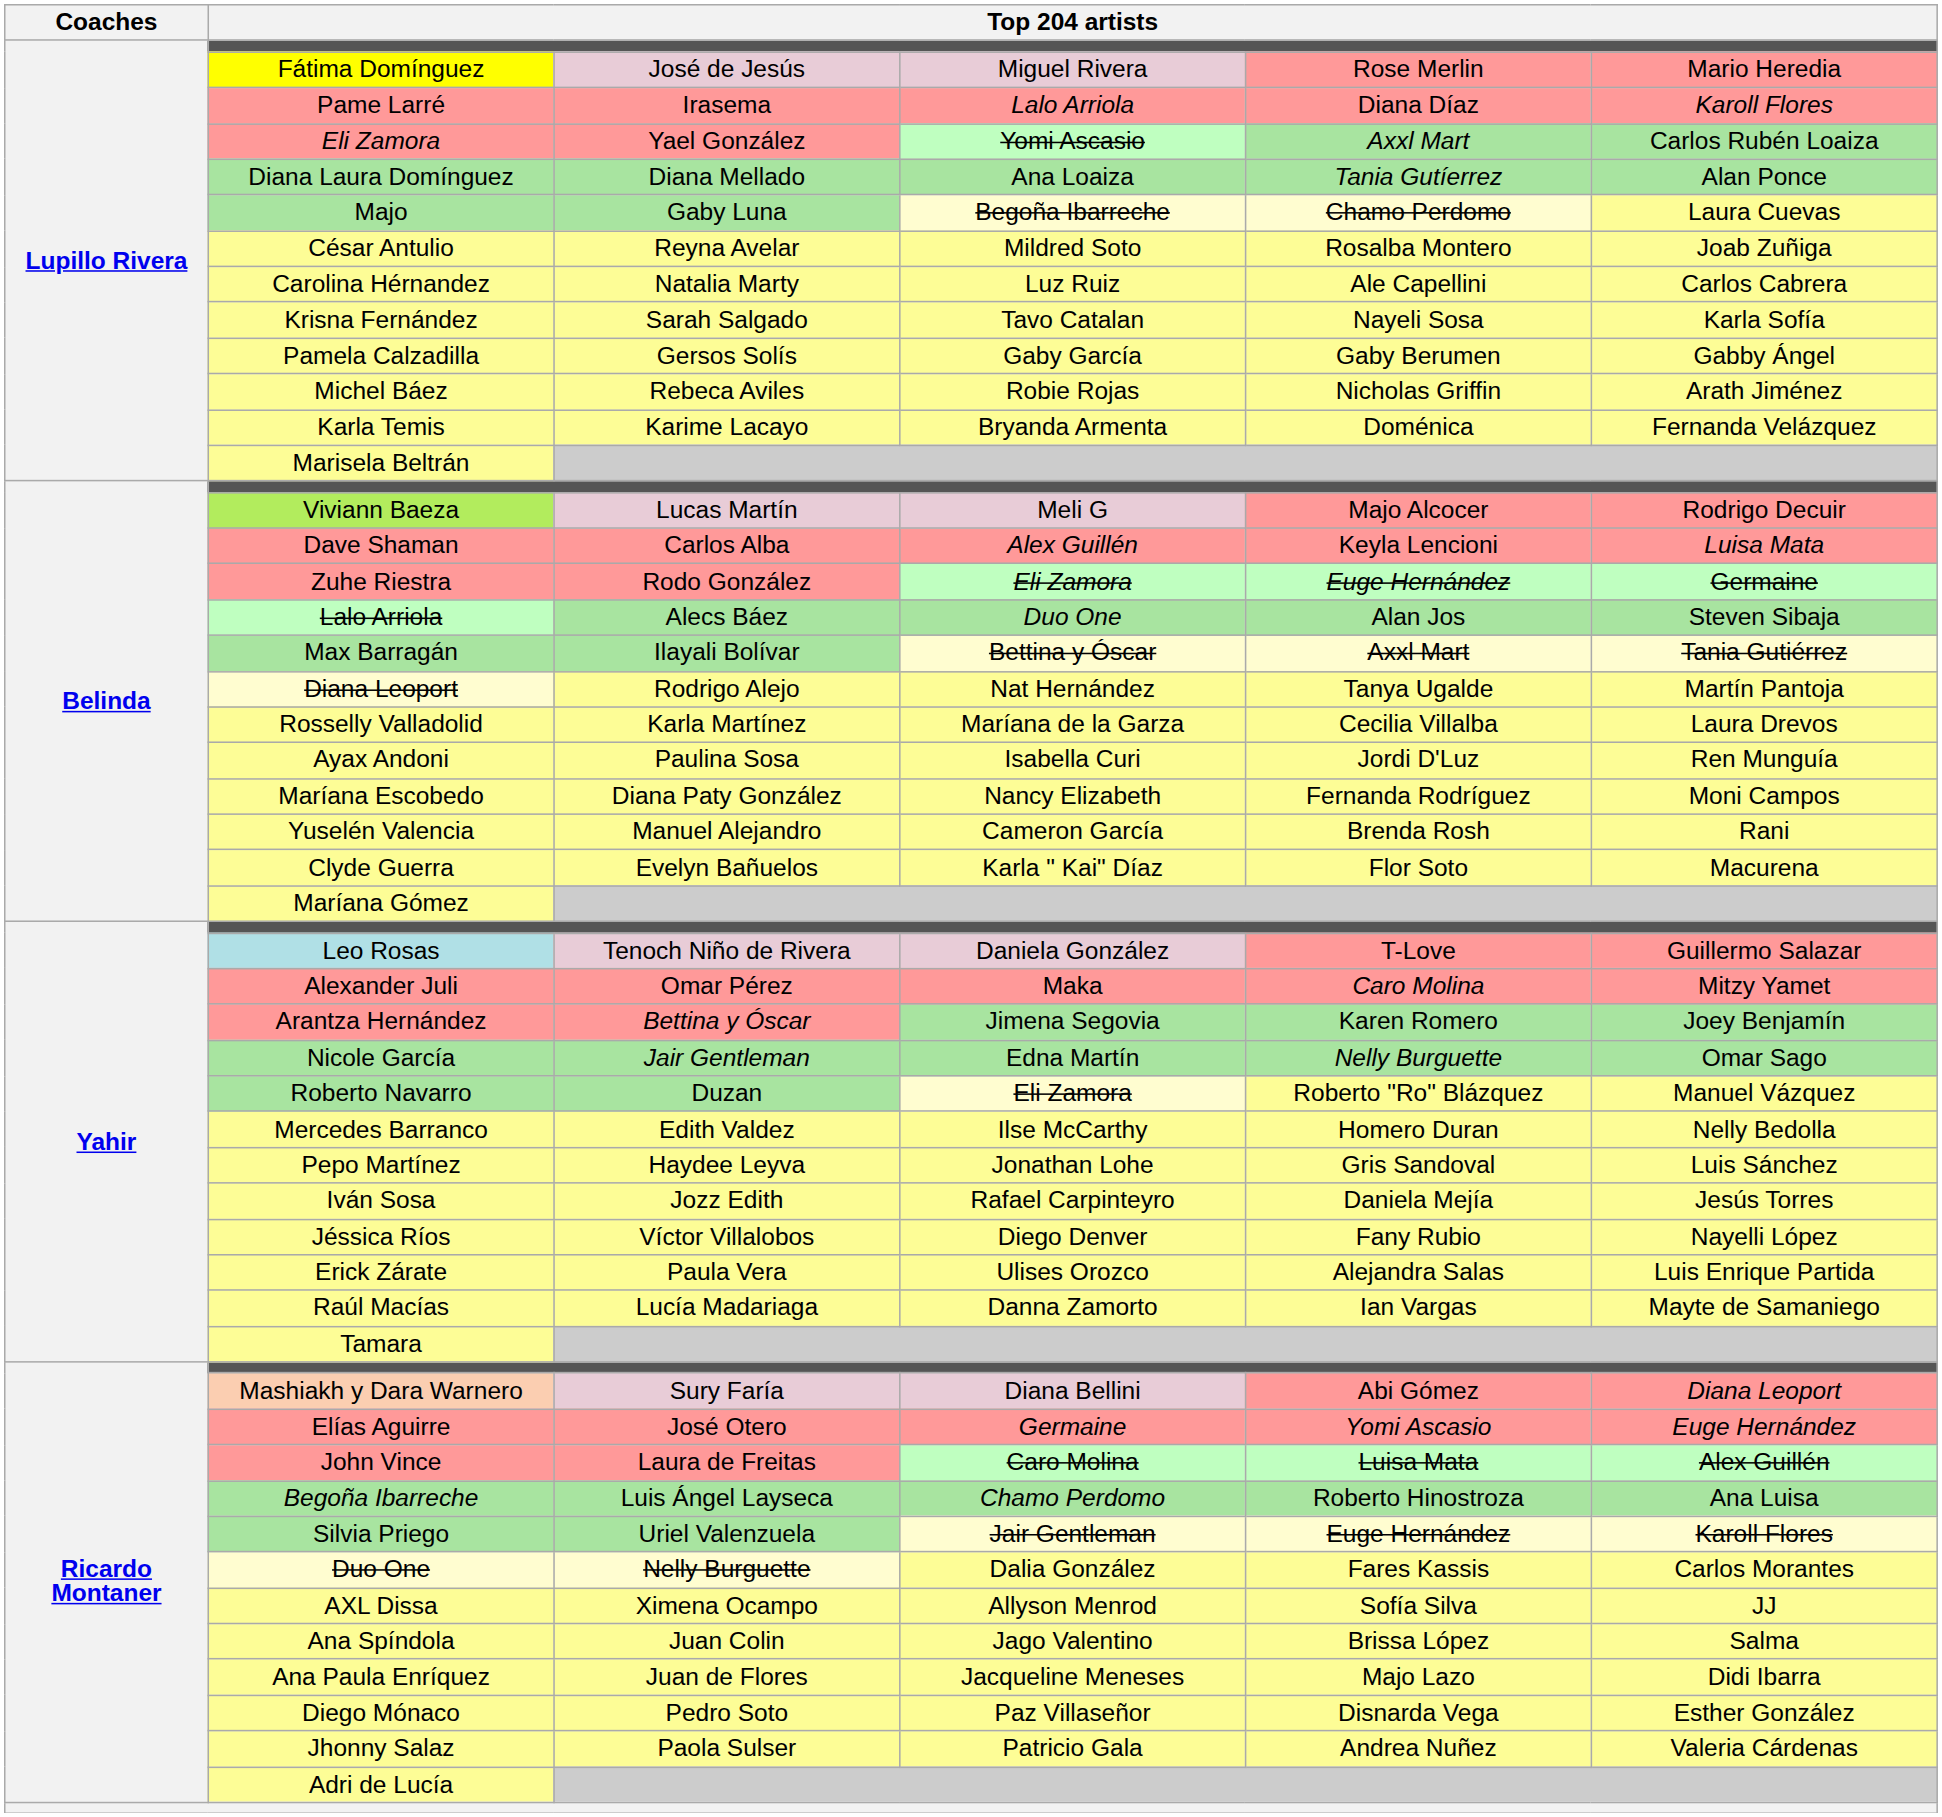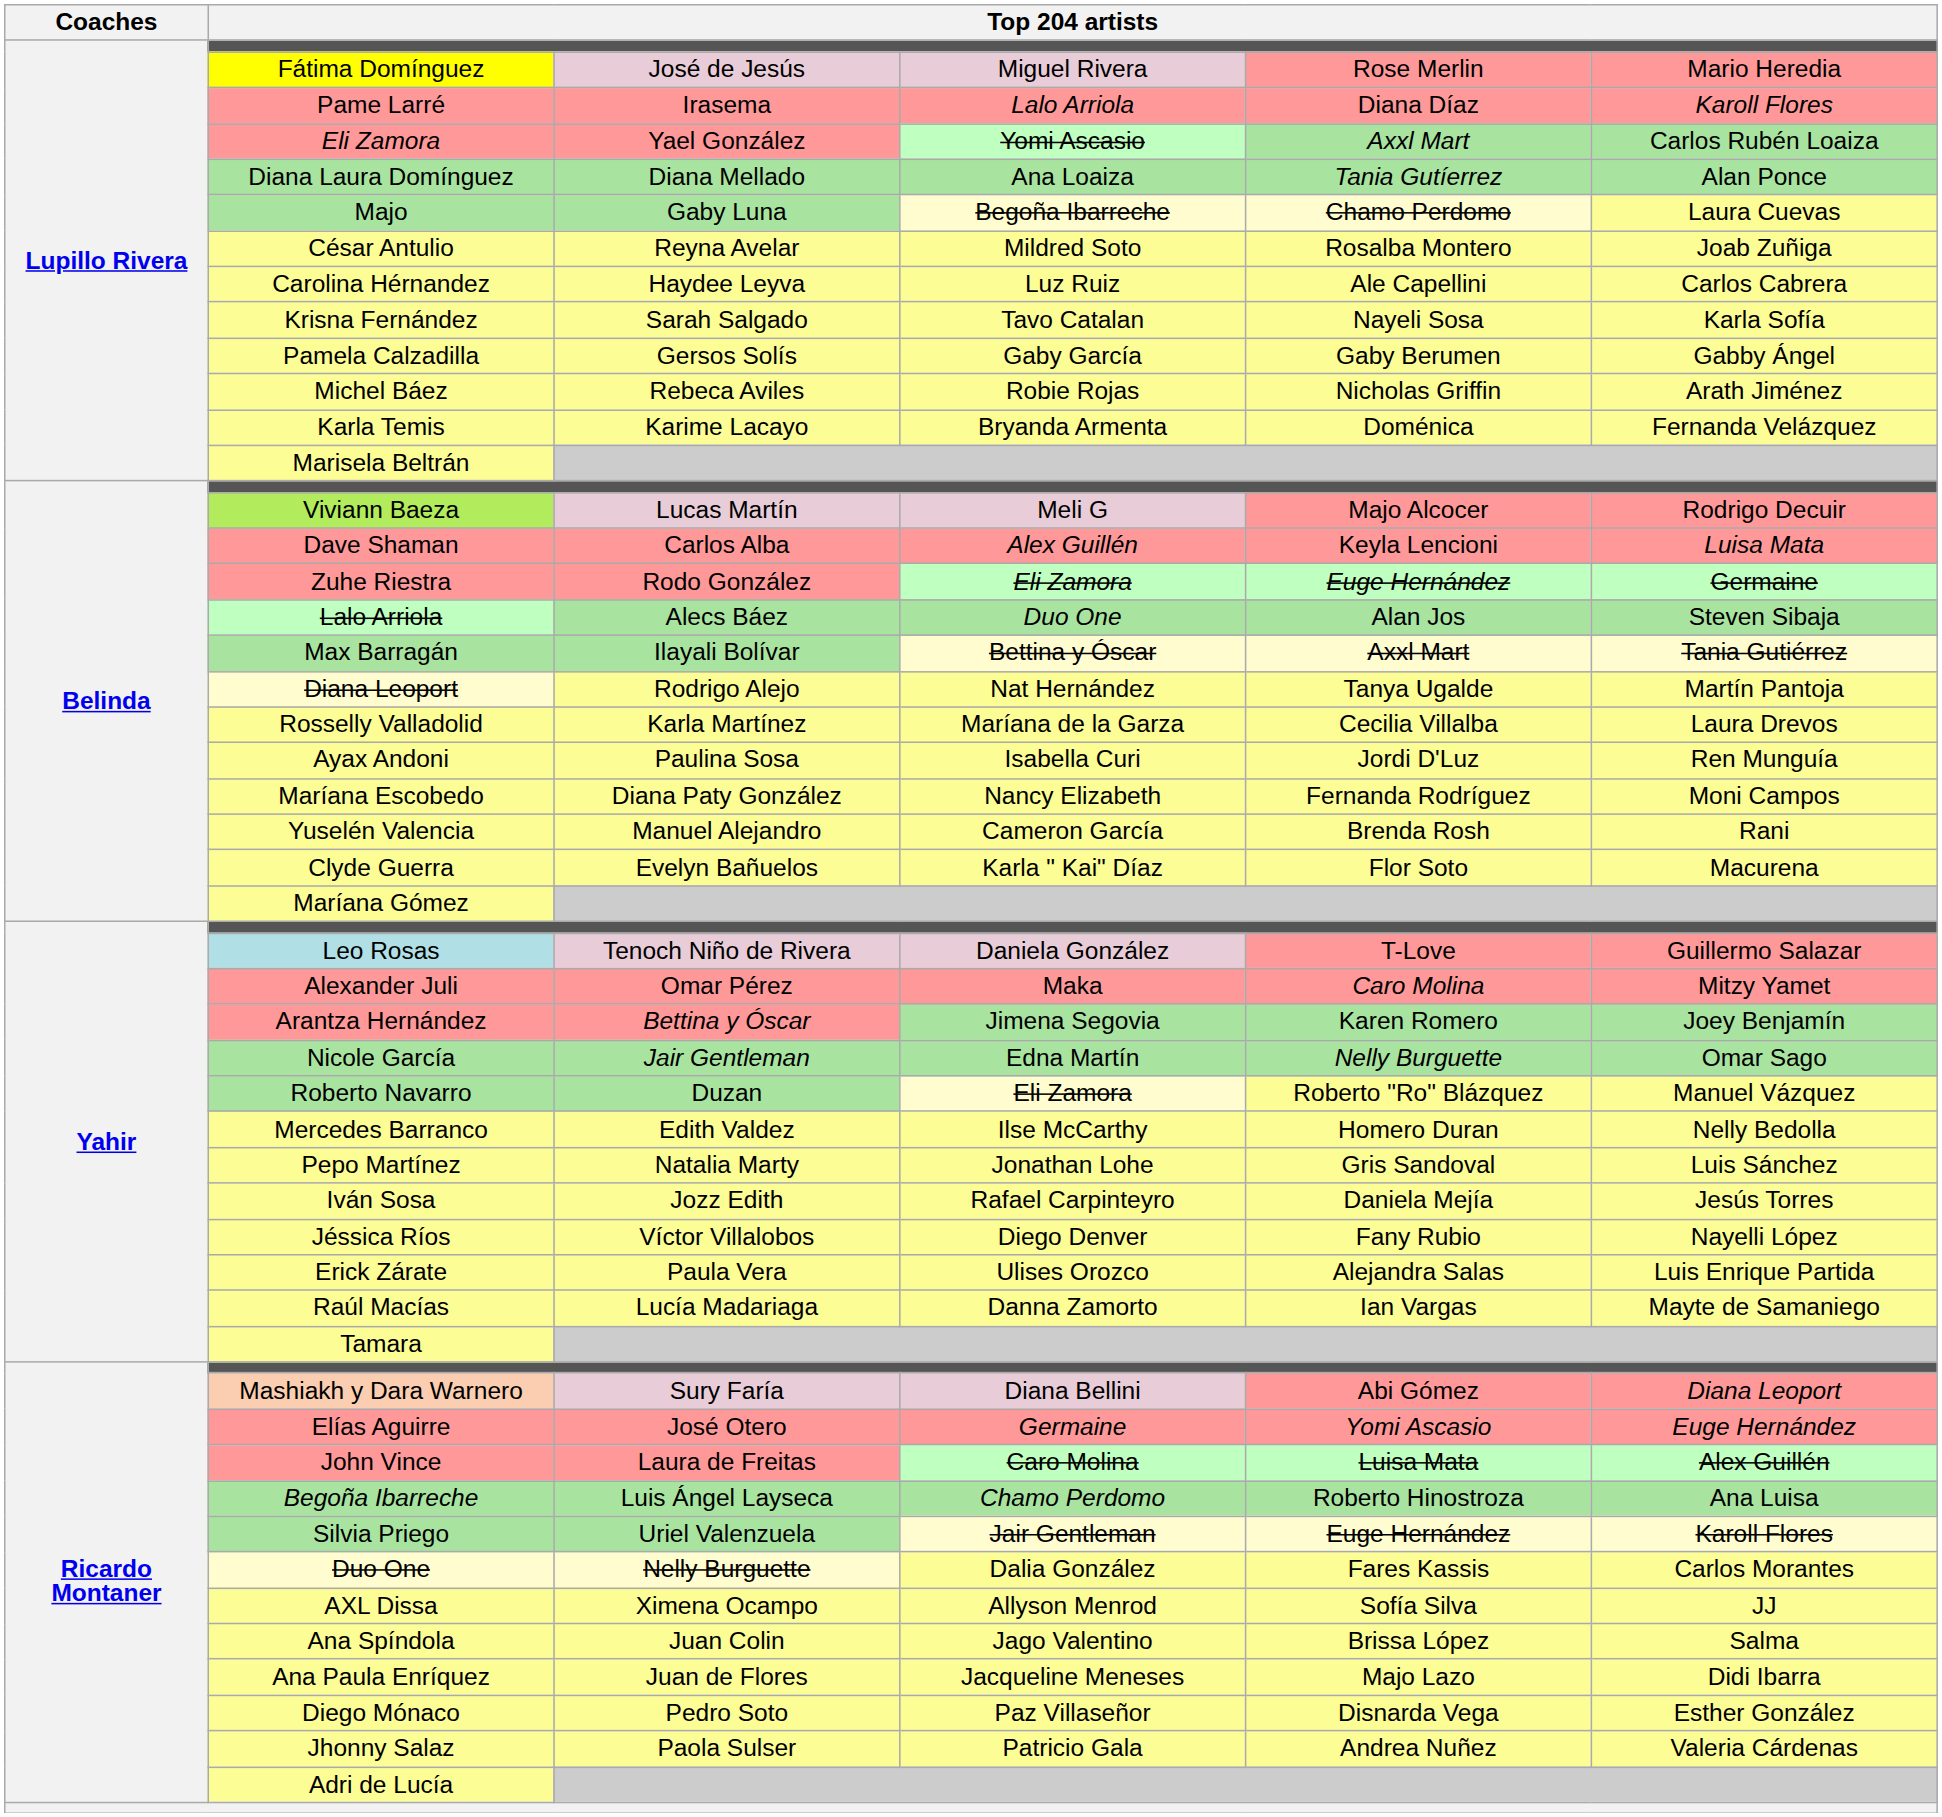(727, 284) Natalia Marty -> (727, 284) Haydee Leyva
(727, 1164) Haydee Leyva -> (727, 1164) Natalia Marty
